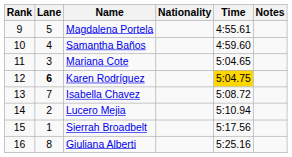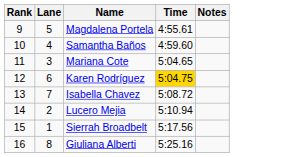- column: (185, 12)
(49, 78) bold -> (49, 78) normal
